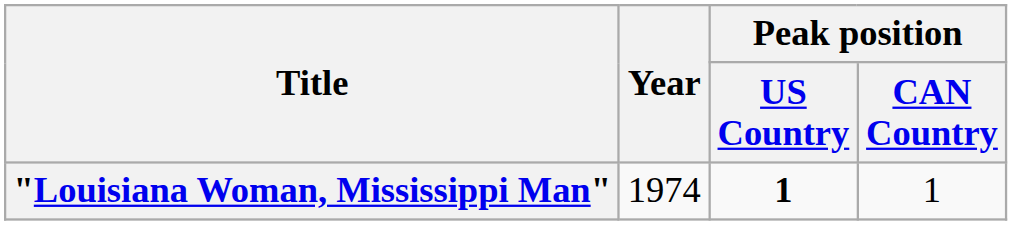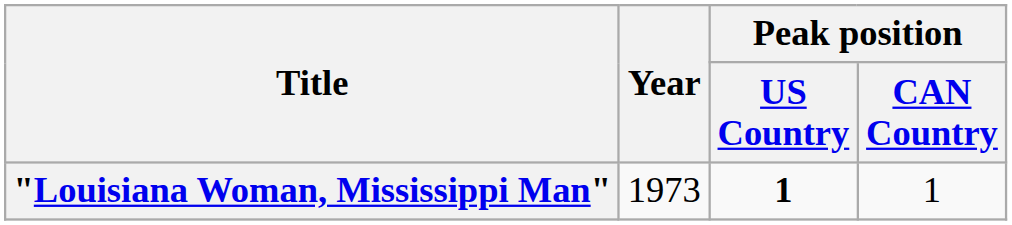(664, 190) 1974 -> (664, 190) 1973
